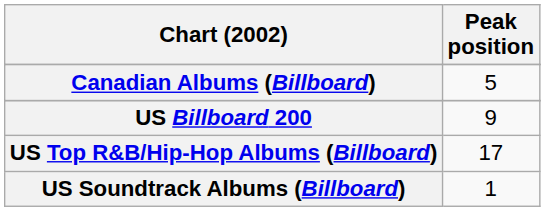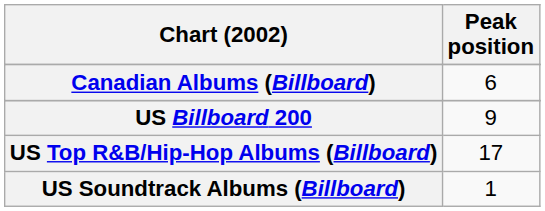(491, 82) 5 -> (491, 82) 6
